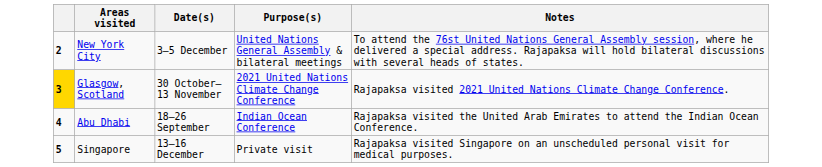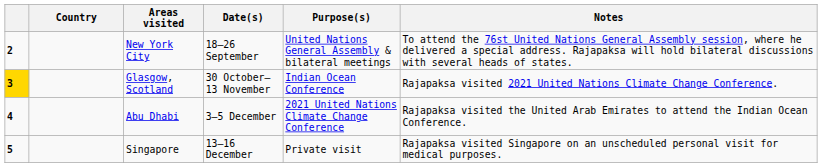+ column: (76, 18)
(192, 51) 3–5 December -> (232, 51) 18–26 September
(292, 89) 2021 United Nations Climate Change Conference -> (321, 83) Indian Ocean Conference
(183, 122) 18–26 September -> (241, 116) 3–5 December
(272, 122) Indian Ocean Conference -> (341, 116) 2021 United Nations Climate Change Conference
